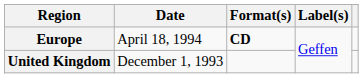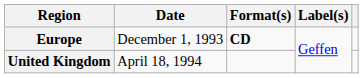(159, 38) April 18, 1994 -> (170, 38) December 1, 1993
(170, 61) December 1, 1993 -> (159, 61) April 18, 1994
